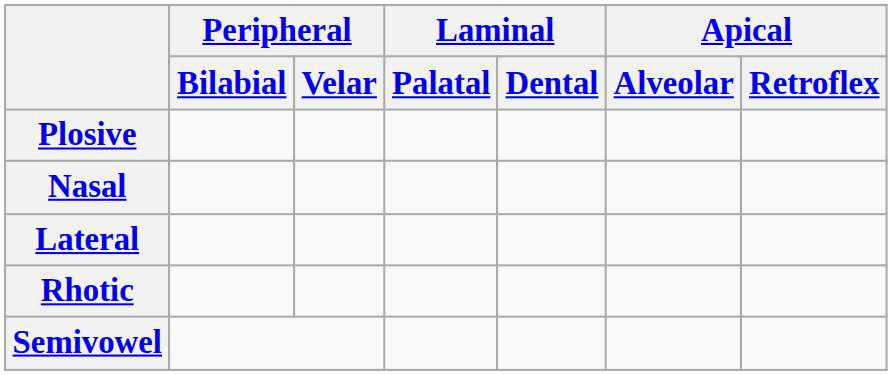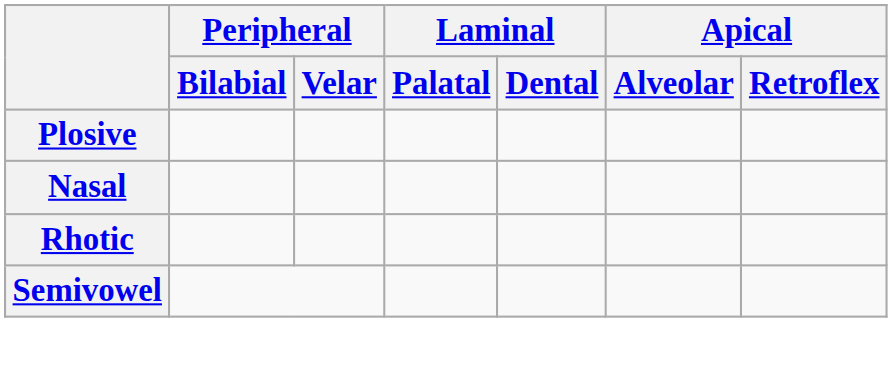- row: (87, 238)
